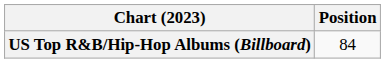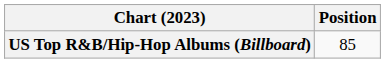(348, 44) 84 -> (348, 44) 85
